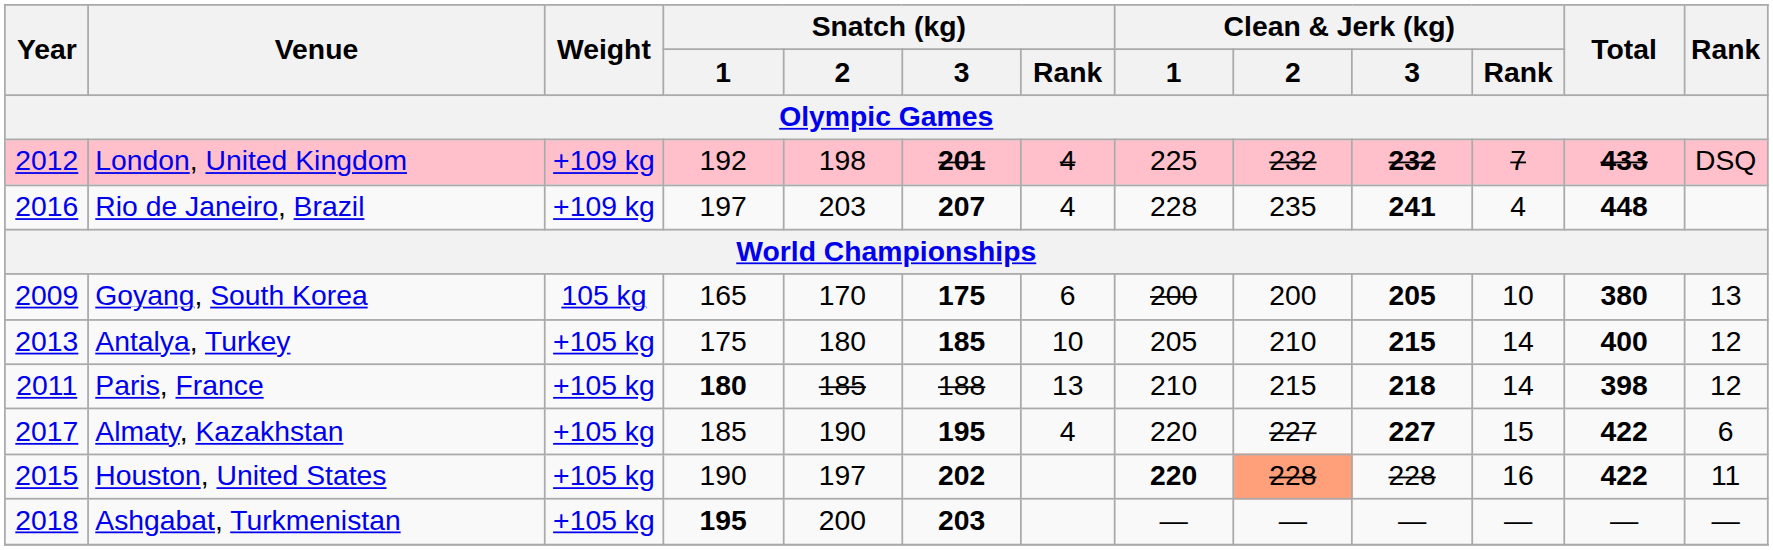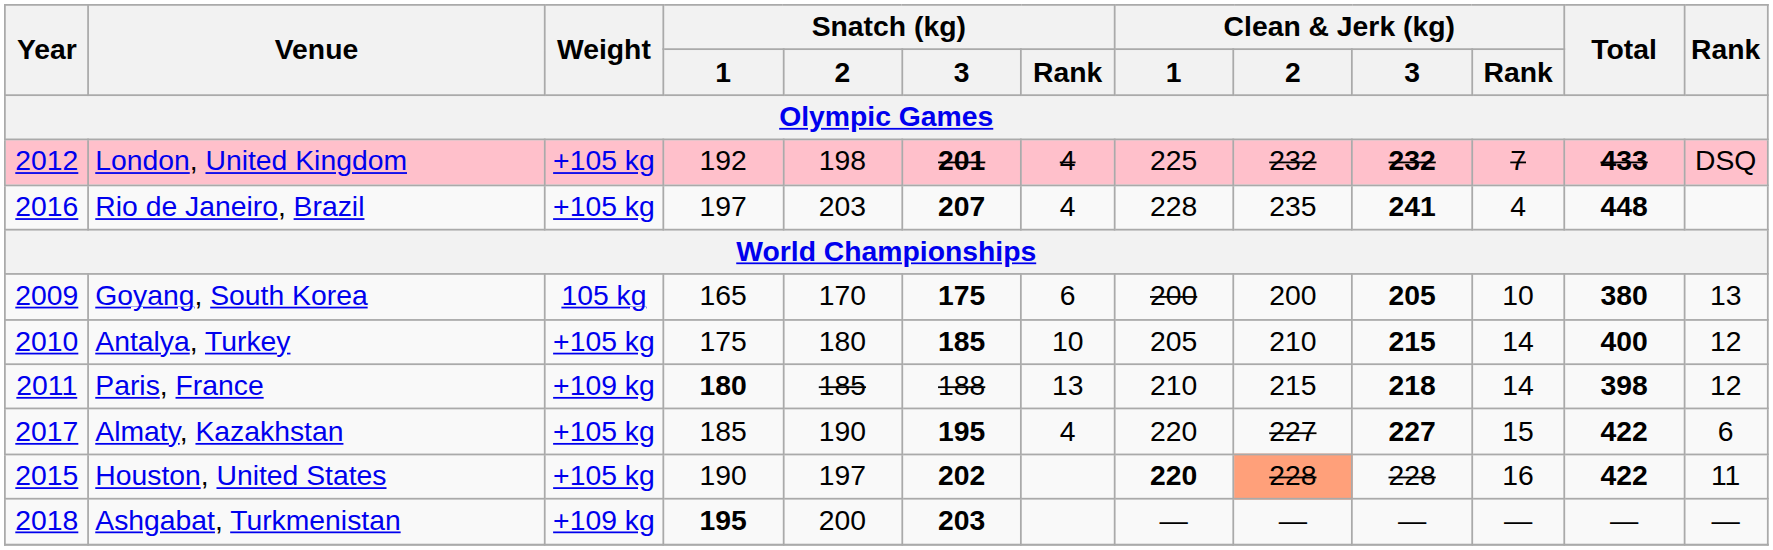(604, 161) +109 kg -> (604, 161) +105 kg
(604, 206) +109 kg -> (604, 206) +105 kg
(47, 341) 2013 -> (47, 341) 2010
(604, 386) +105 kg -> (604, 386) +109 kg
(604, 521) +105 kg -> (604, 521) +109 kg
